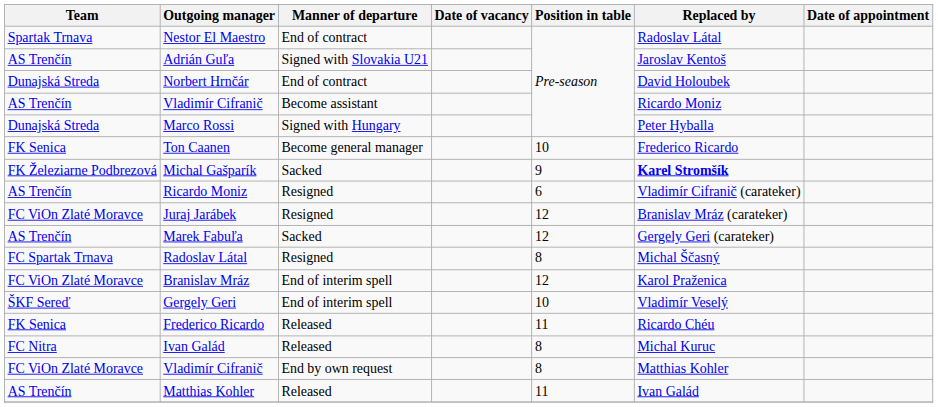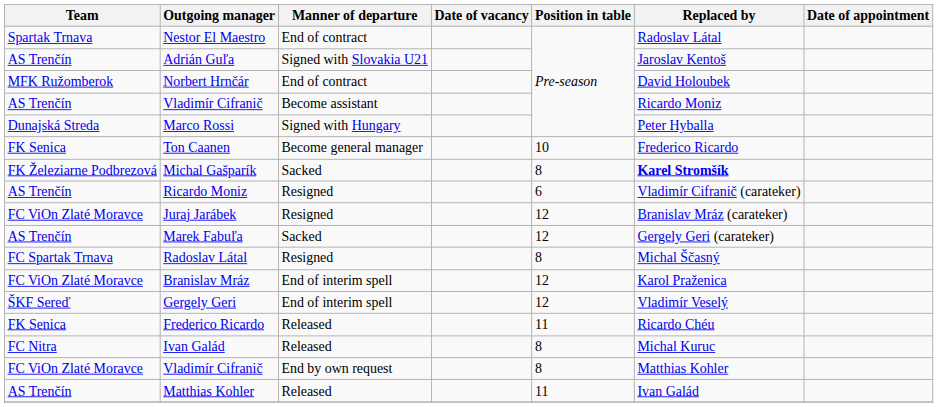(53, 81) Dunajská Streda -> (60, 81) MFK Ružomberok
(539, 170) 9 -> (539, 170) 8
(542, 302) 10 -> (542, 302) 12
